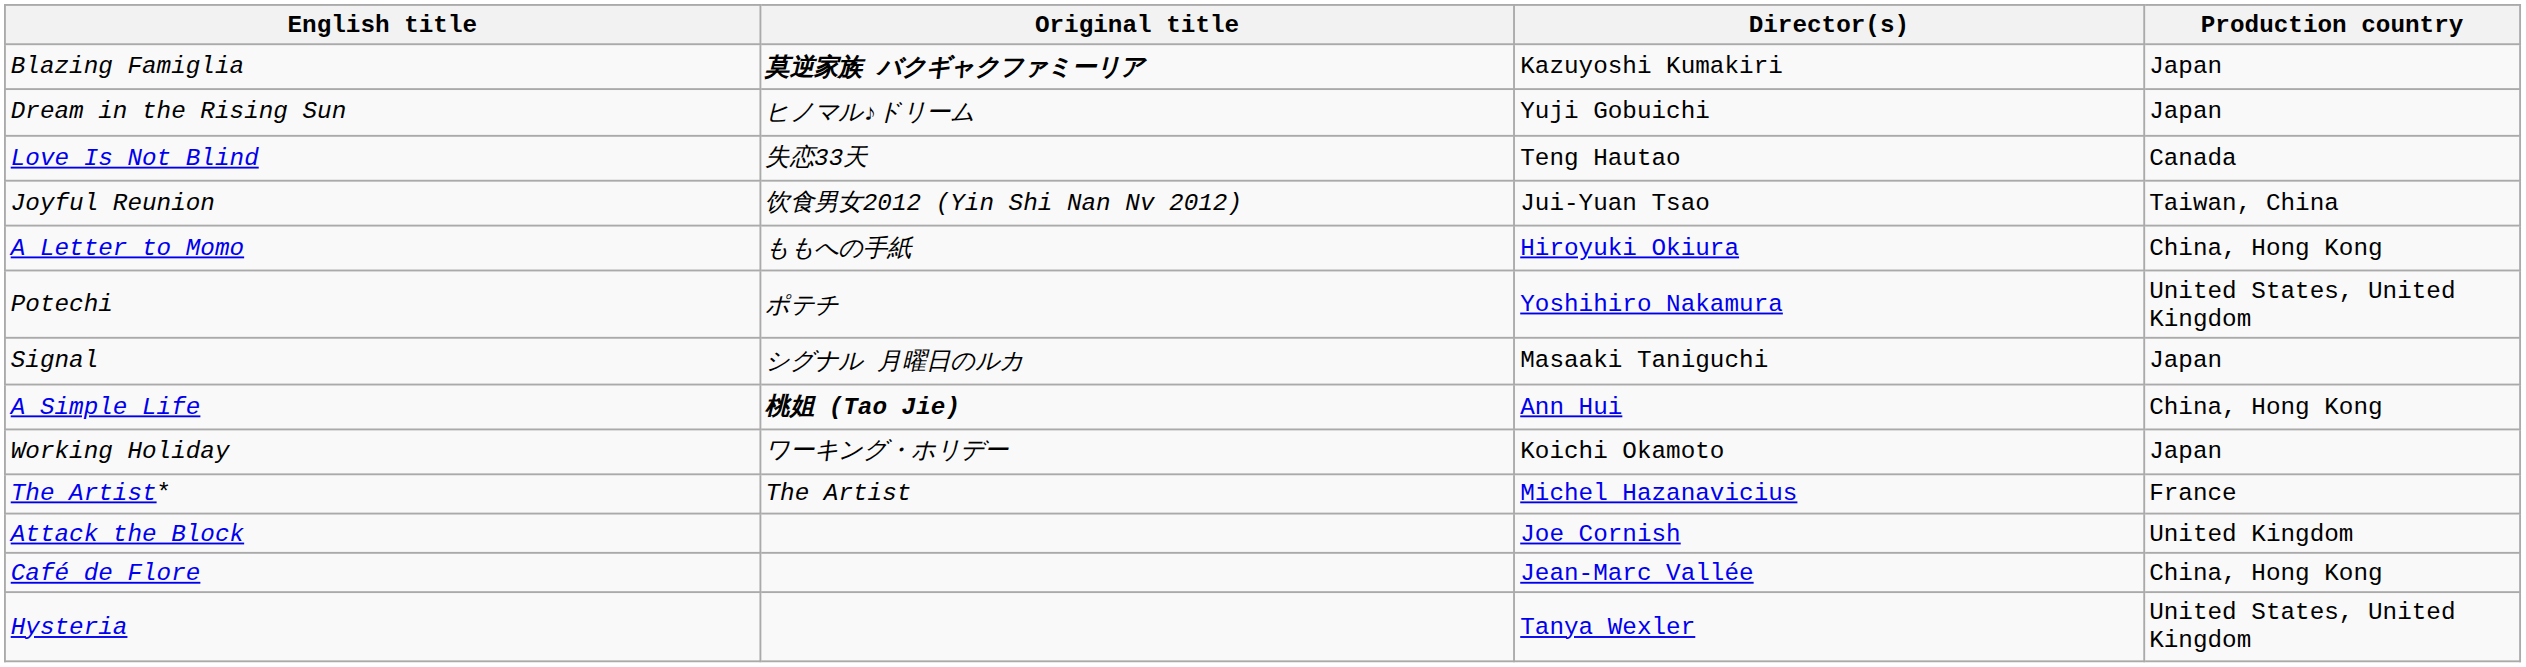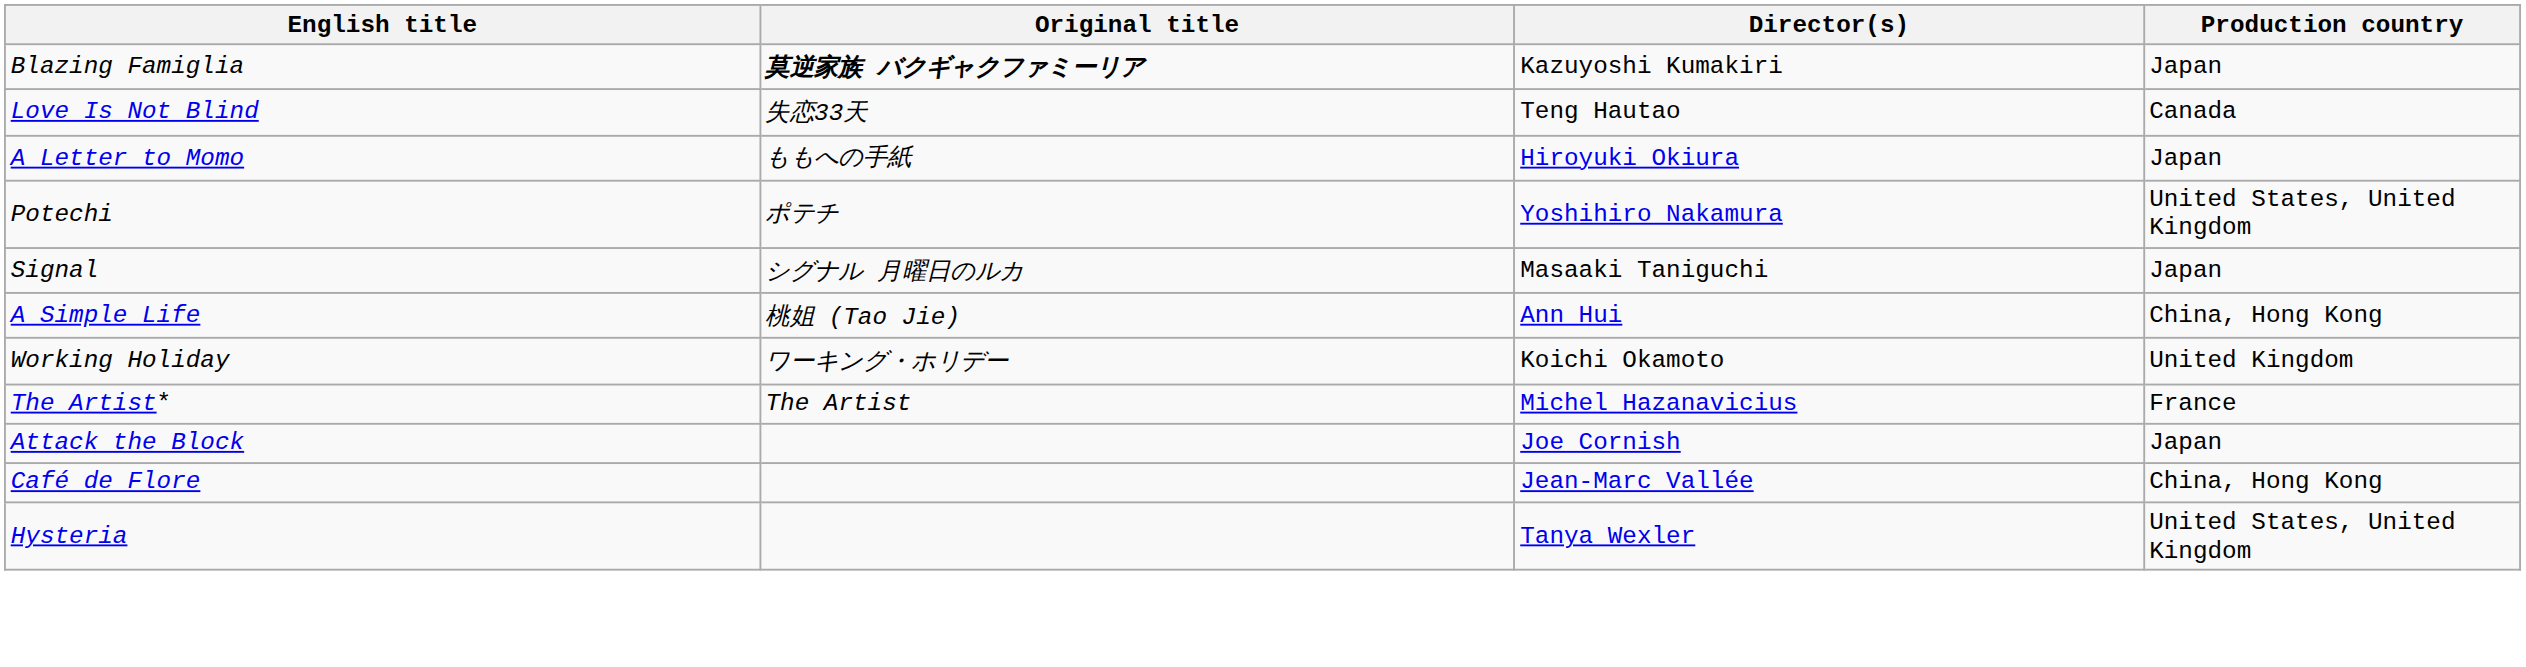- row: (178, 112)
- row: (113, 203)
(2266, 248) China, Hong Kong -> (2186, 158) Japan
(863, 407) bold -> (863, 317) normal
(2186, 451) Japan -> (2251, 361) United Kingdom
(2251, 534) United Kingdom -> (2186, 443) Japan
